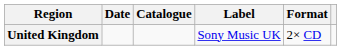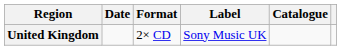columns swapped: (307, 14) <-> (164, 14)
